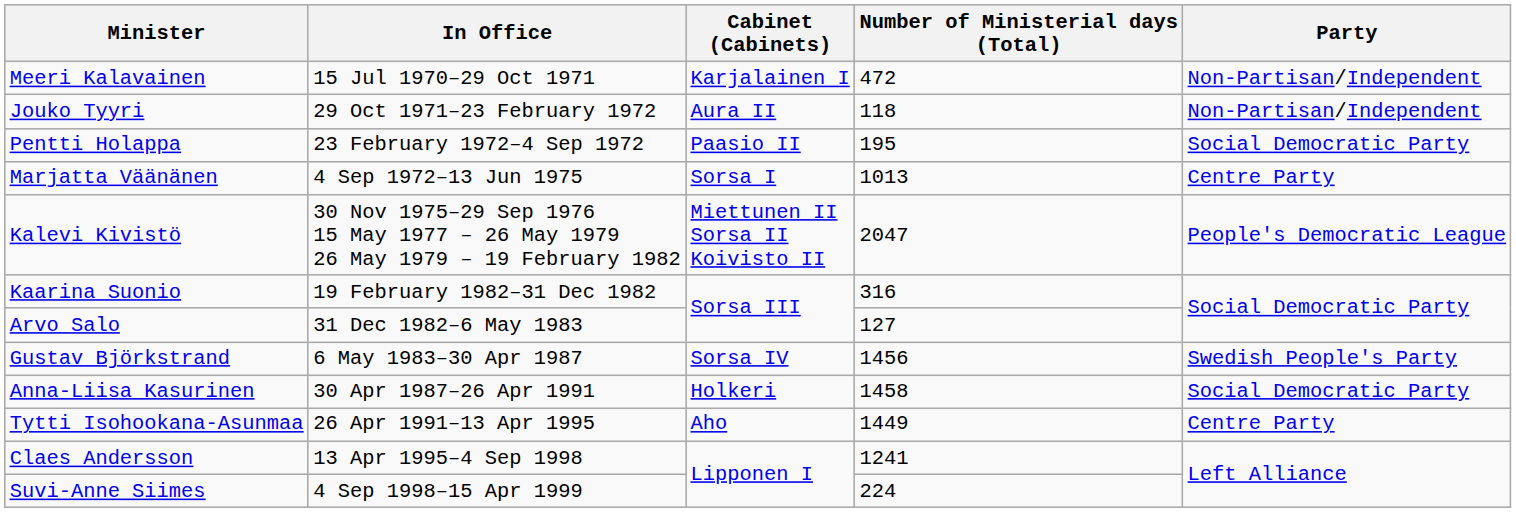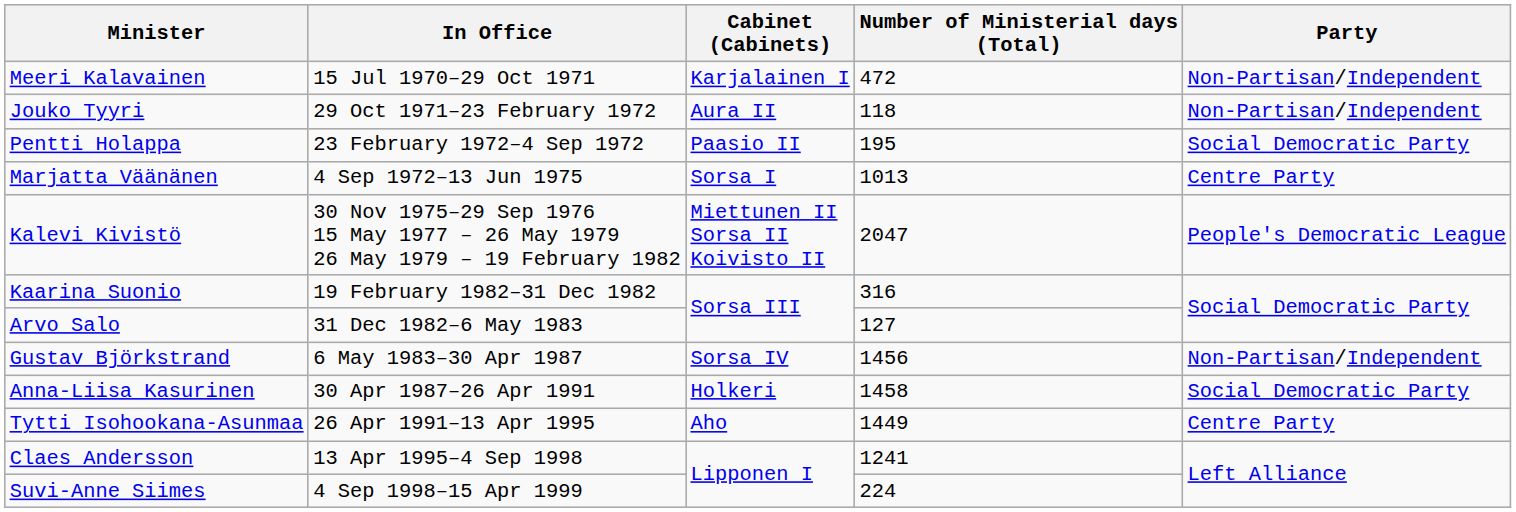(1322, 358) Swedish People's Party -> (1335, 358) Non-Partisan/Independent
